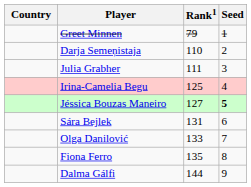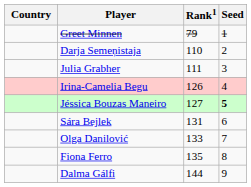(194, 86) 125 -> (194, 86) 126
